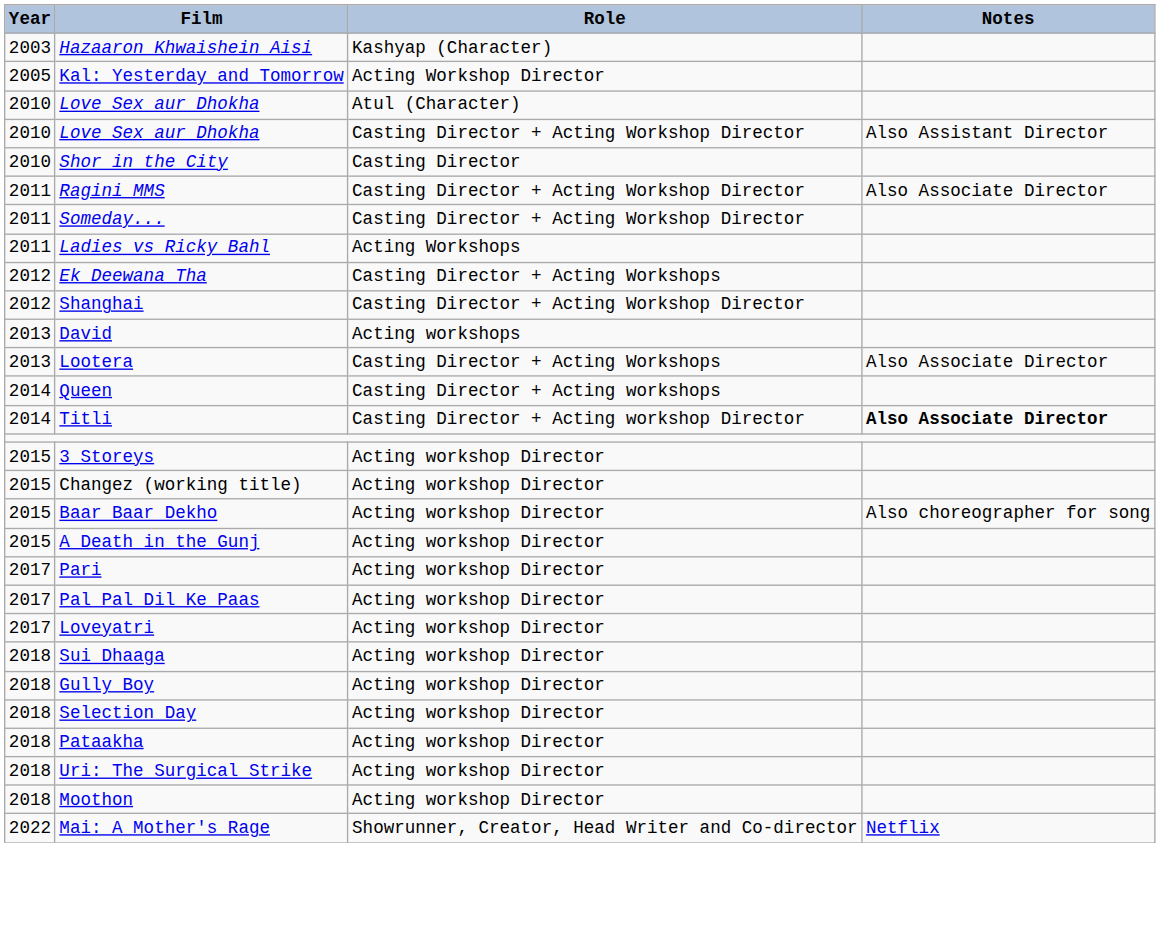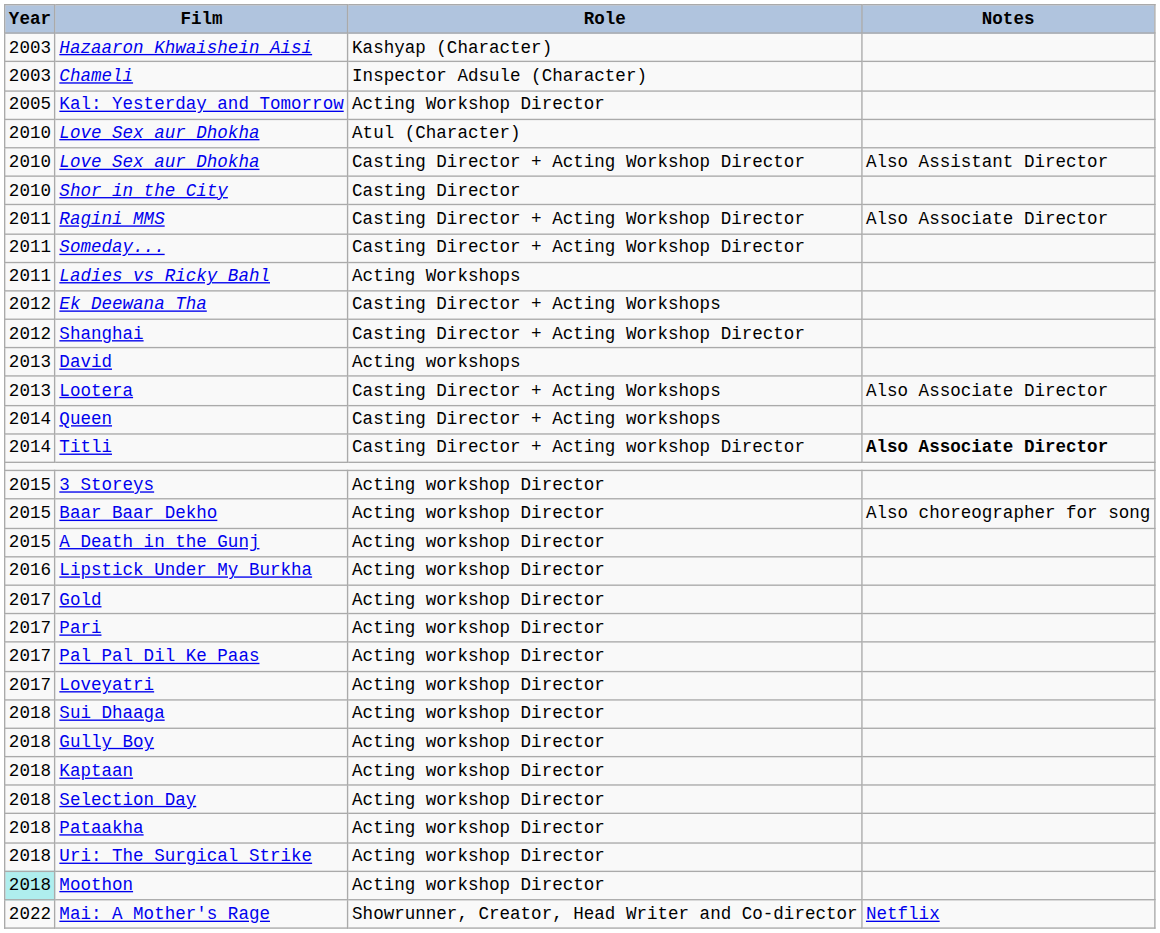+ row: (96, 76)
- row: (180, 485)
+ row: (186, 571)
+ row: (80, 599)
+ row: (96, 771)
(30, 800) no background -> (30, 885) paleturquoise background
